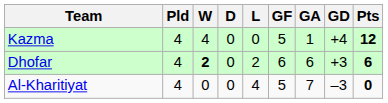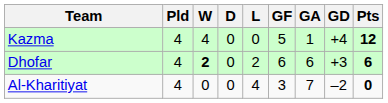(282, 86) 5 -> (282, 86) 3
(339, 86) –3 -> (339, 86) –2
